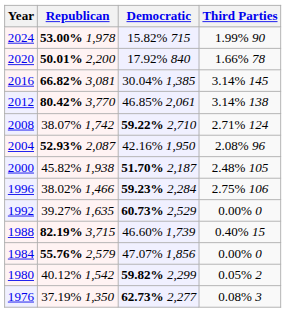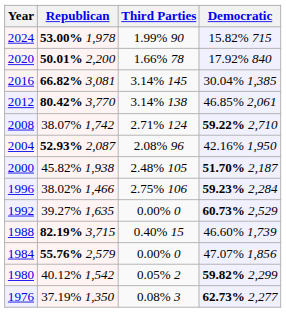columns swapped: (159, 16) <-> (240, 16)
